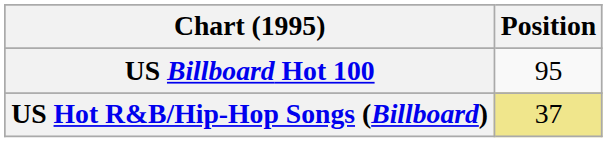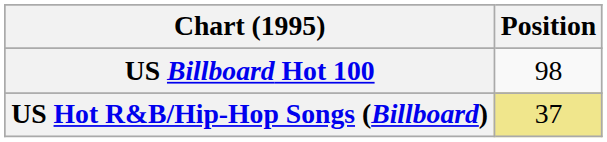(548, 70) 95 -> (548, 70) 98
